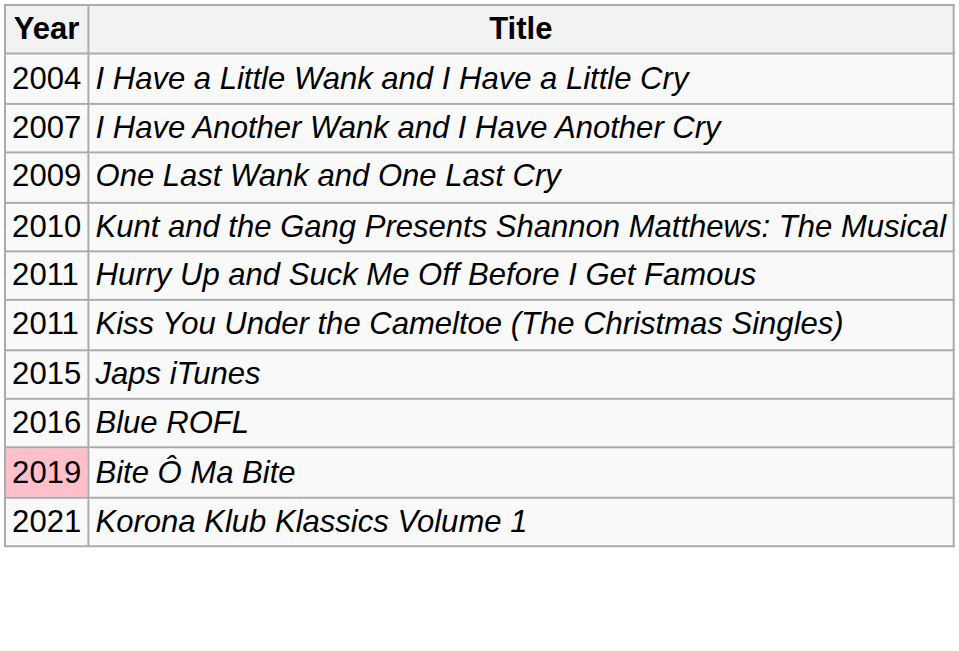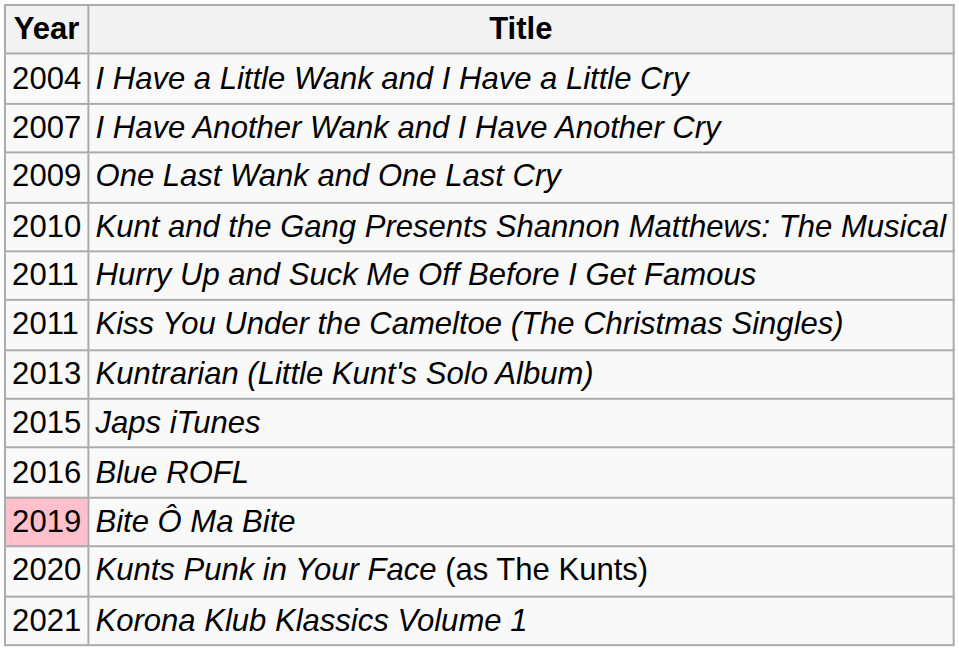+ row: (345, 373)
+ row: (372, 570)
